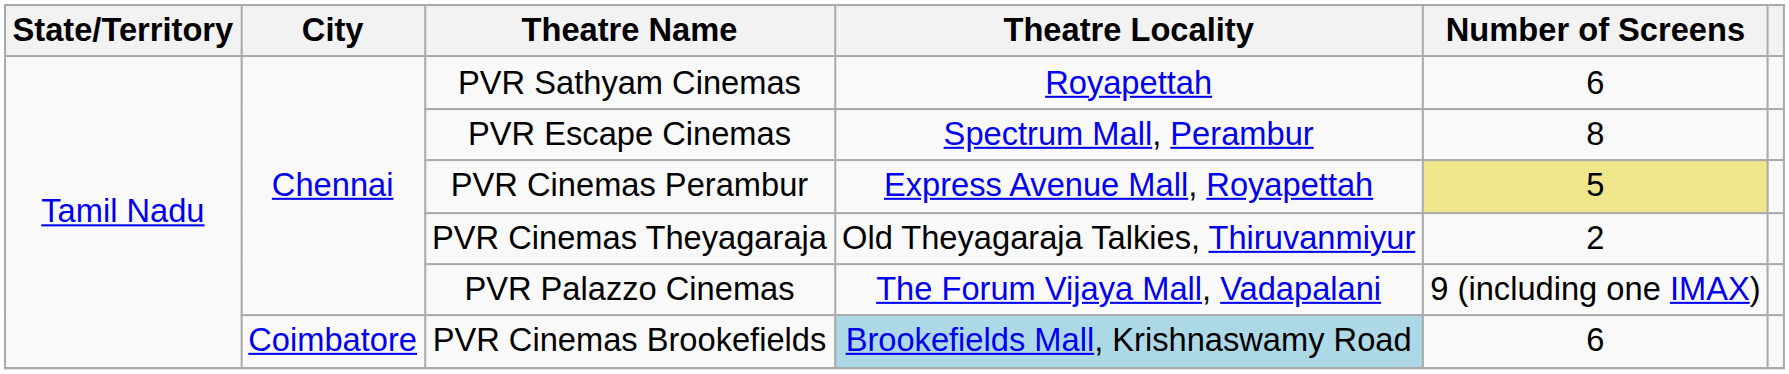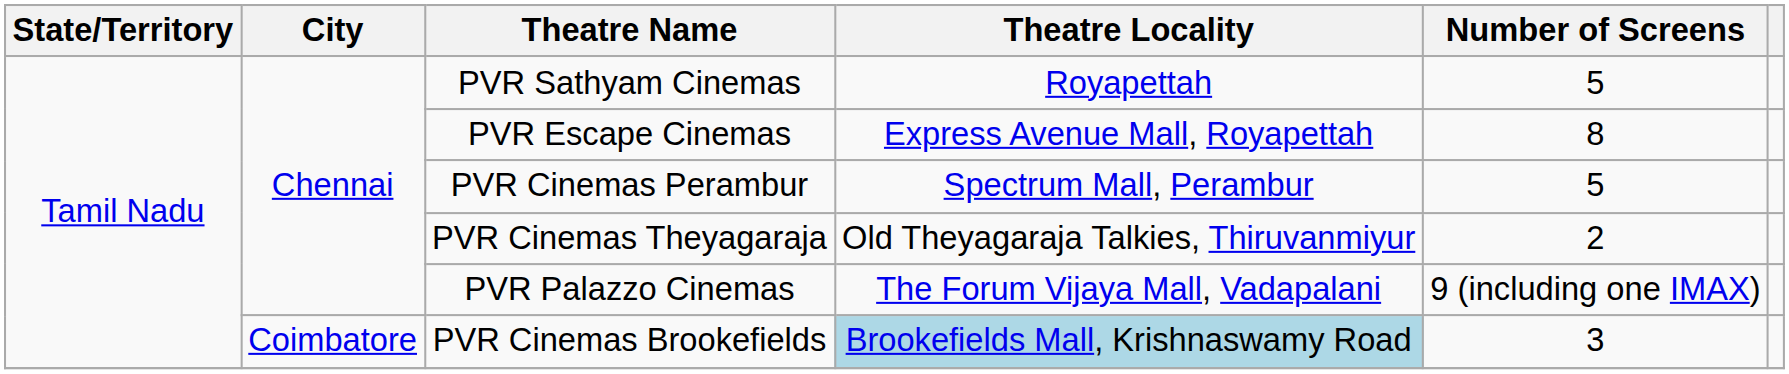(1595, 82) 6 -> (1595, 82) 5
(1129, 133) Spectrum Mall, Perambur -> (1129, 133) Express Avenue Mall, Royapettah
(1129, 185) Express Avenue Mall, Royapettah -> (1129, 185) Spectrum Mall, Perambur
(1595, 185) khaki background -> (1595, 185) no background
(1595, 340) 6 -> (1595, 340) 3
